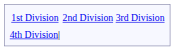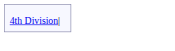- row: (35, 18)
